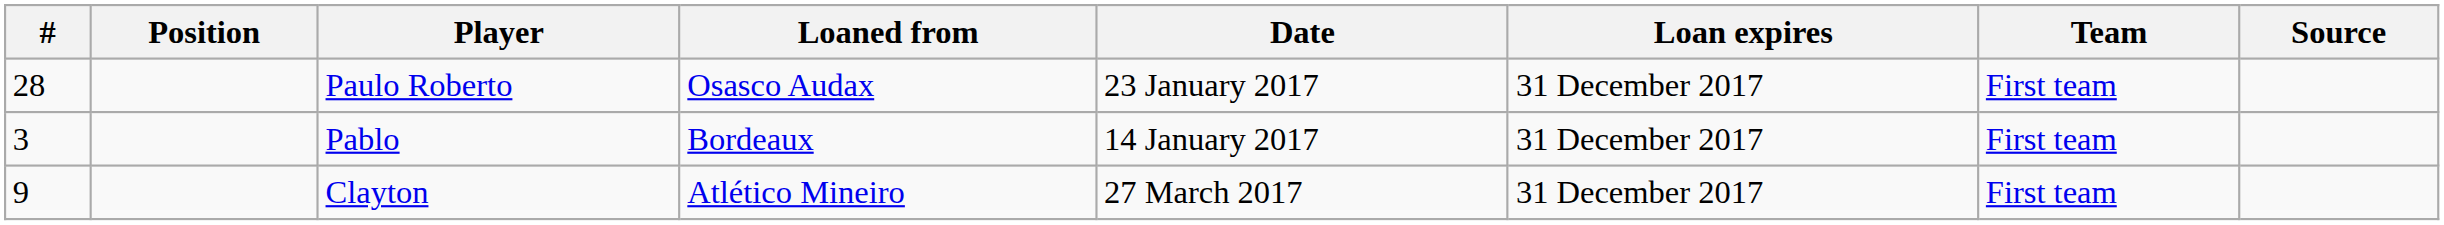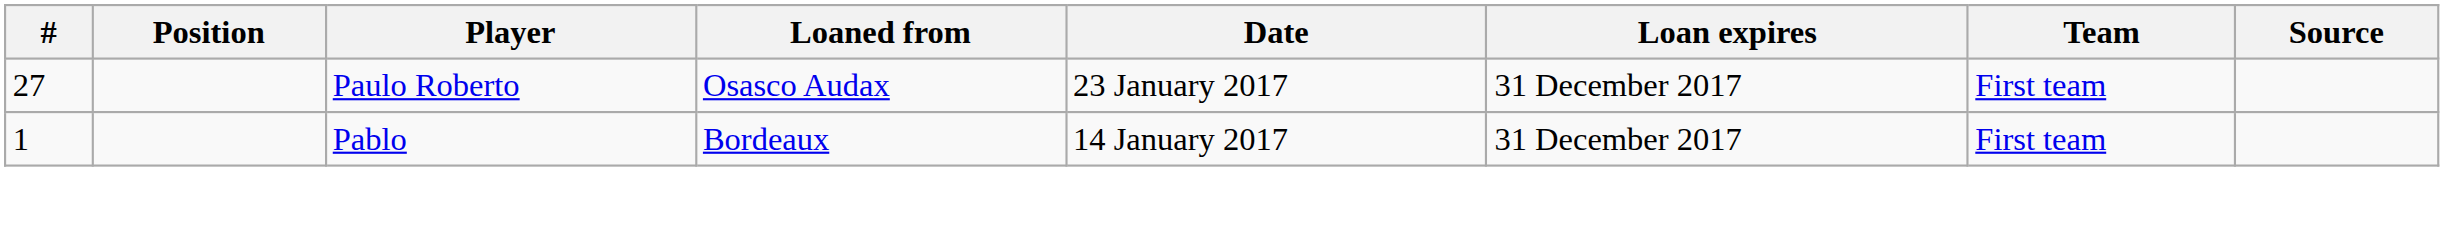(29, 85) 28 -> (29, 85) 27
(21, 138) 3 -> (21, 138) 1
- row: (377, 192)
